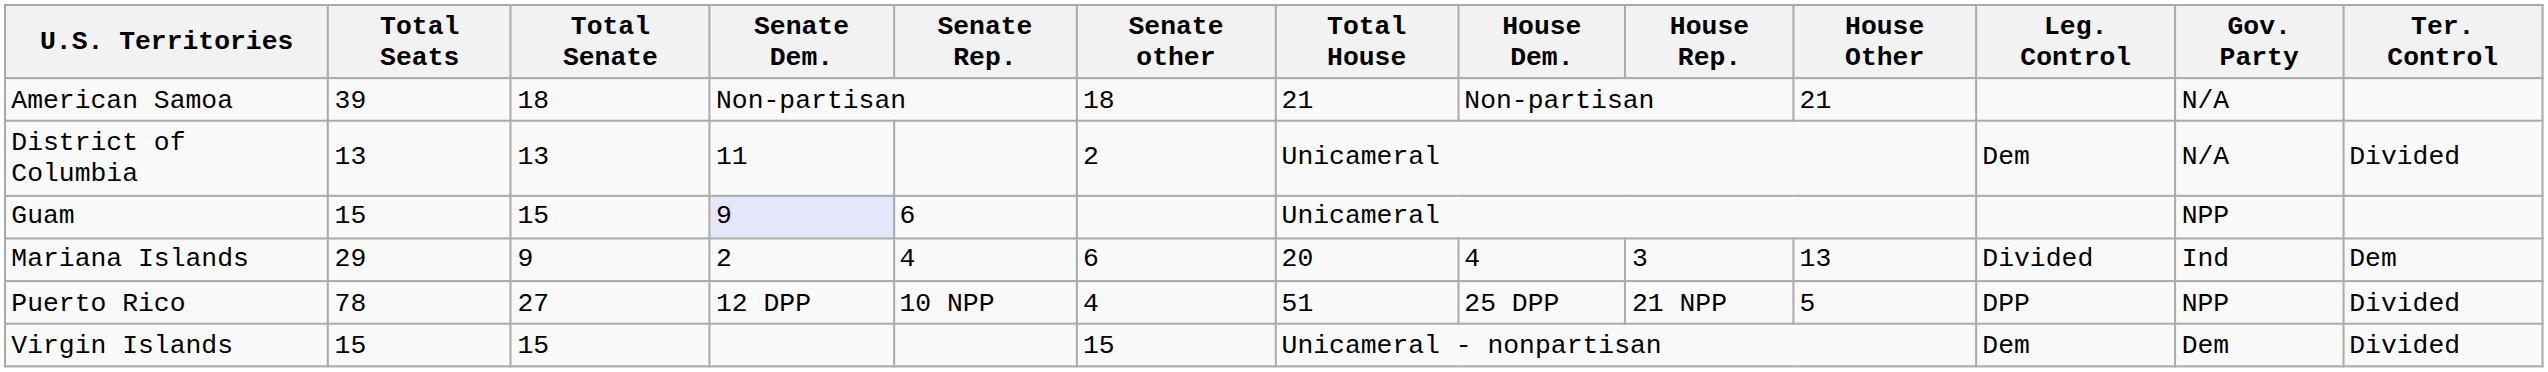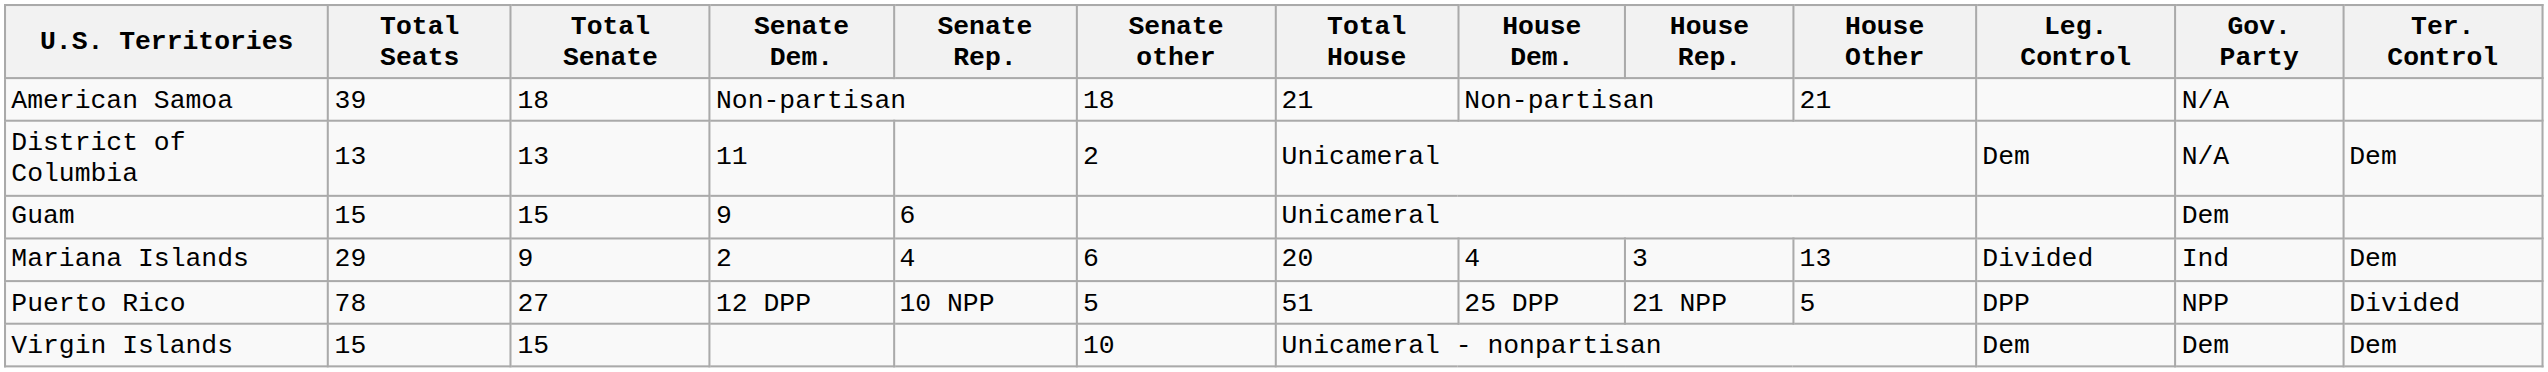(2405, 158) Divided -> (2373, 158) Dem
(724, 216) lavender background -> (724, 216) no background
(2205, 216) NPP -> (2205, 216) Dem
(1091, 302) 4 -> (1091, 302) 5
(1099, 345) 15 -> (1099, 345) 10
(2405, 345) Divided -> (2373, 345) Dem
